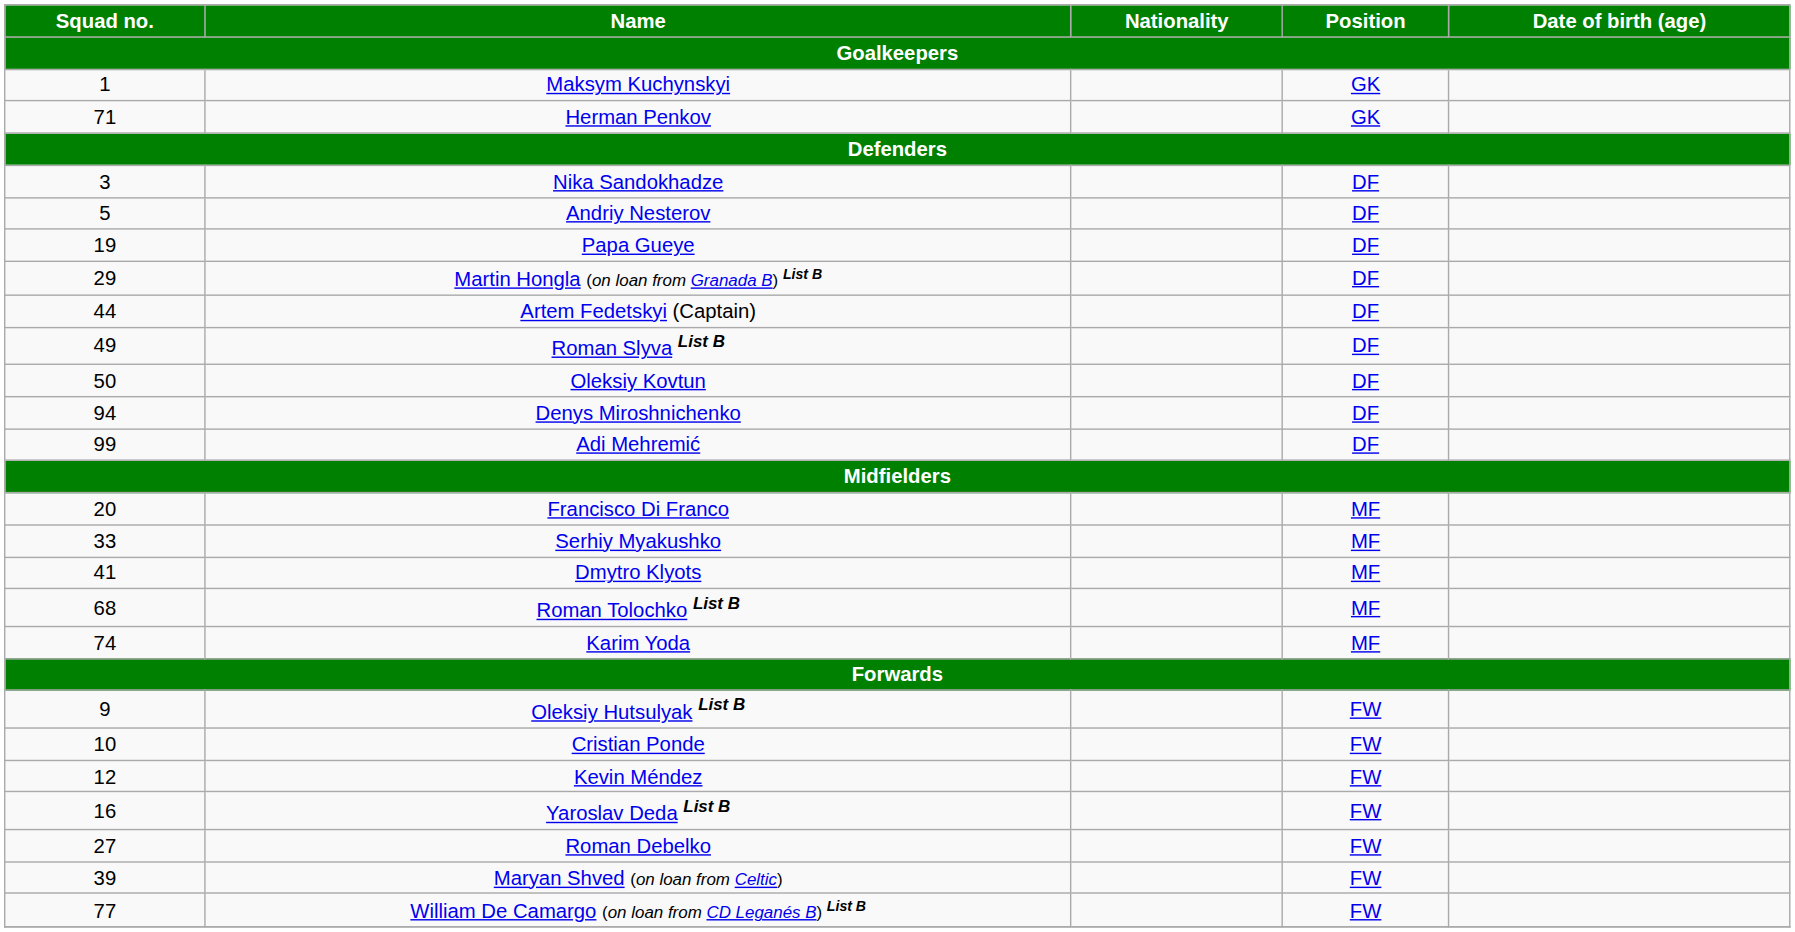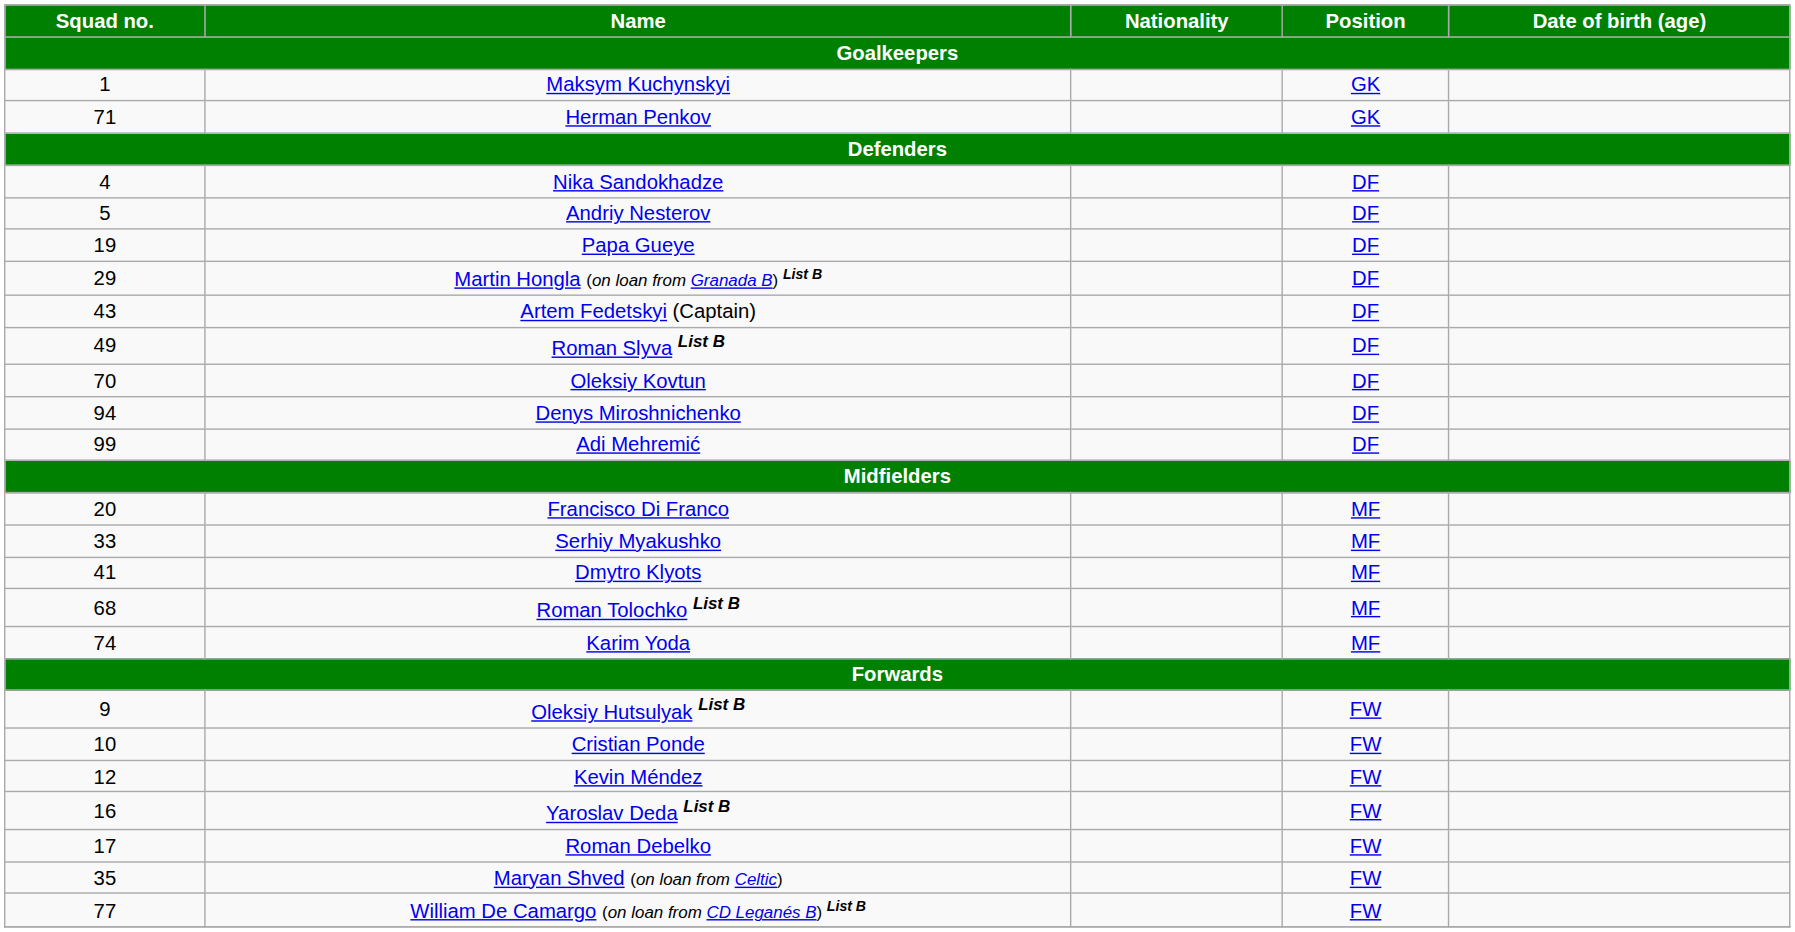(105, 182) 3 -> (105, 182) 4
(105, 311) 44 -> (105, 311) 43
(105, 381) 50 -> (105, 381) 70
(105, 846) 27 -> (105, 846) 17
(105, 878) 39 -> (105, 878) 35
